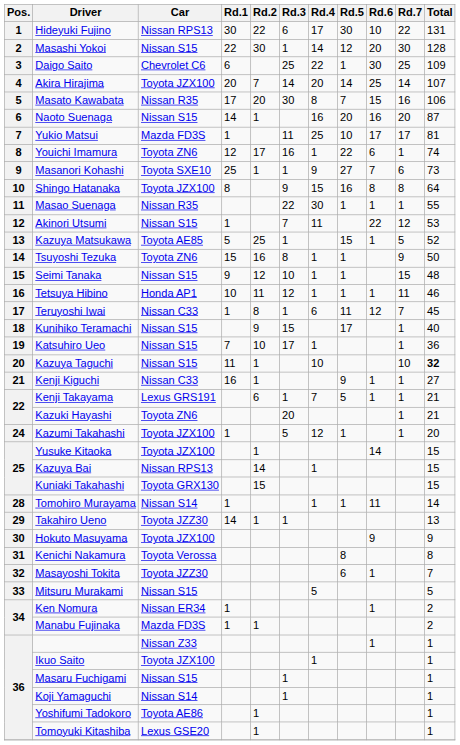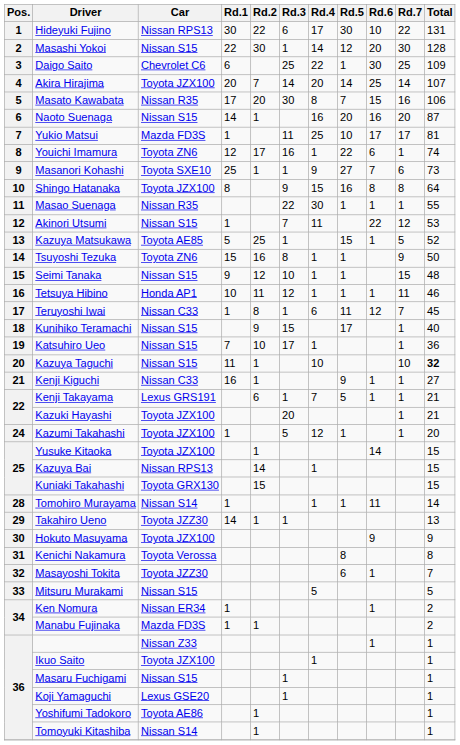(169, 415) Toyota ZN6 -> (178, 415) Toyota JZX100
(169, 696) Nissan S14 -> (175, 696) Lexus GSE20
(175, 731) Lexus GSE20 -> (169, 731) Nissan S14
